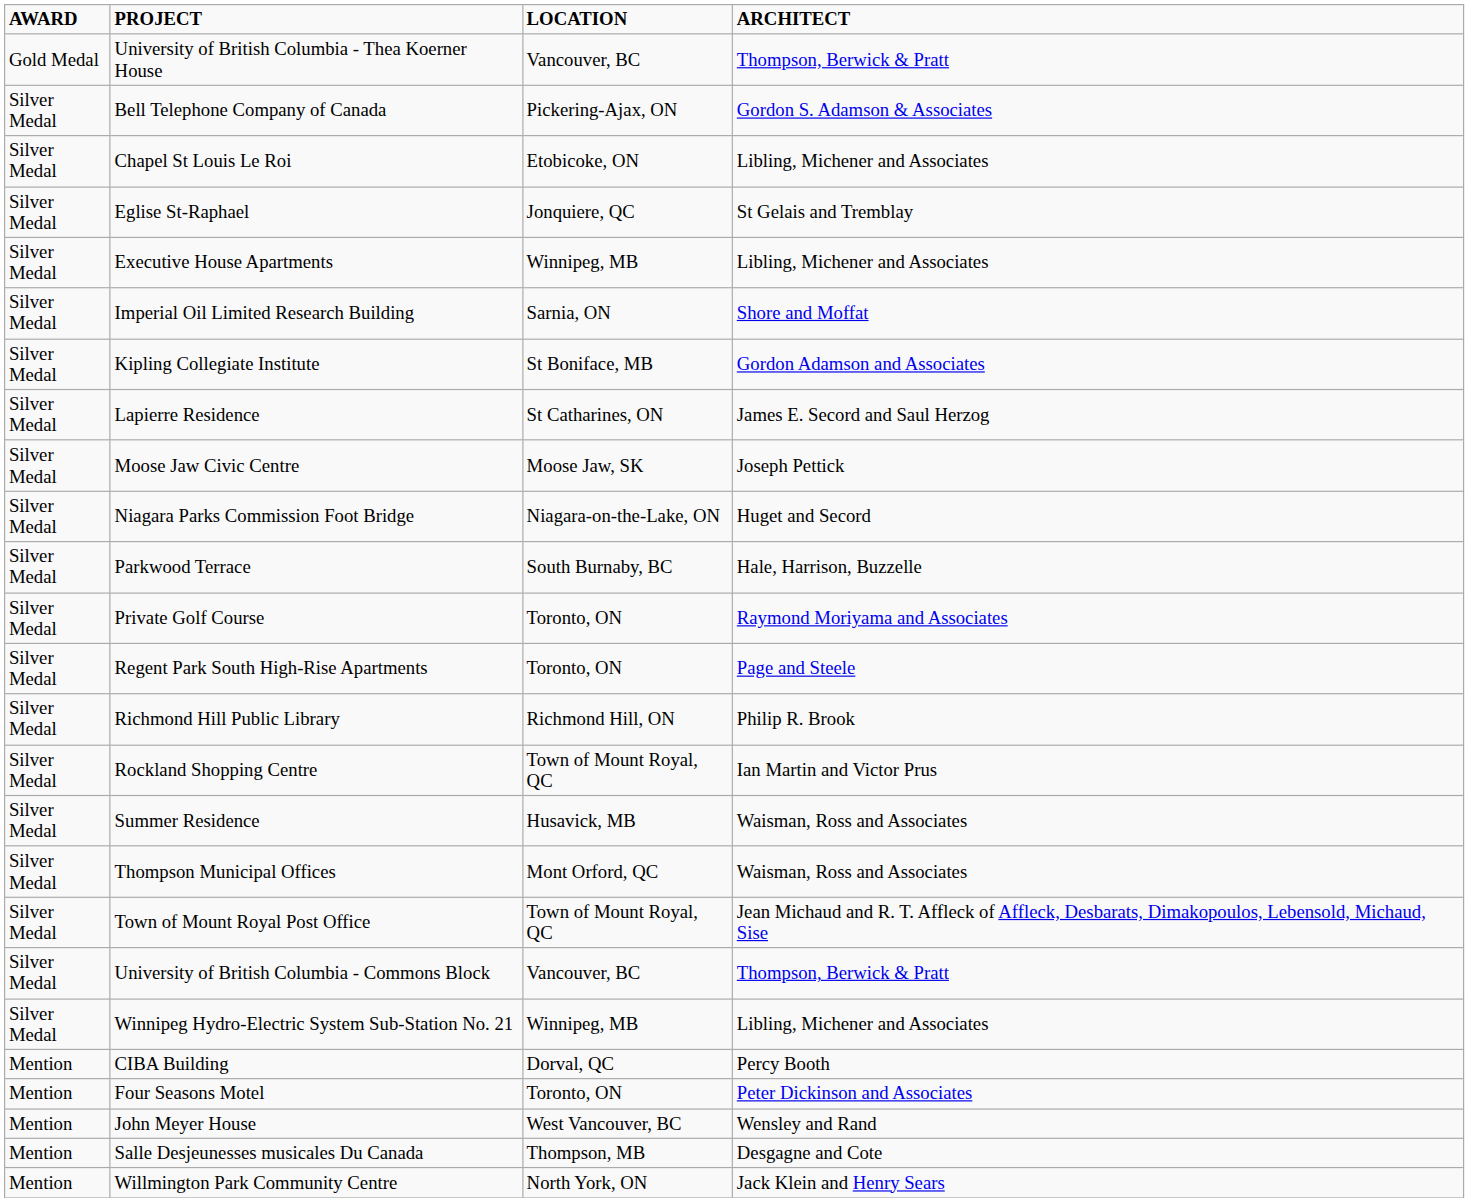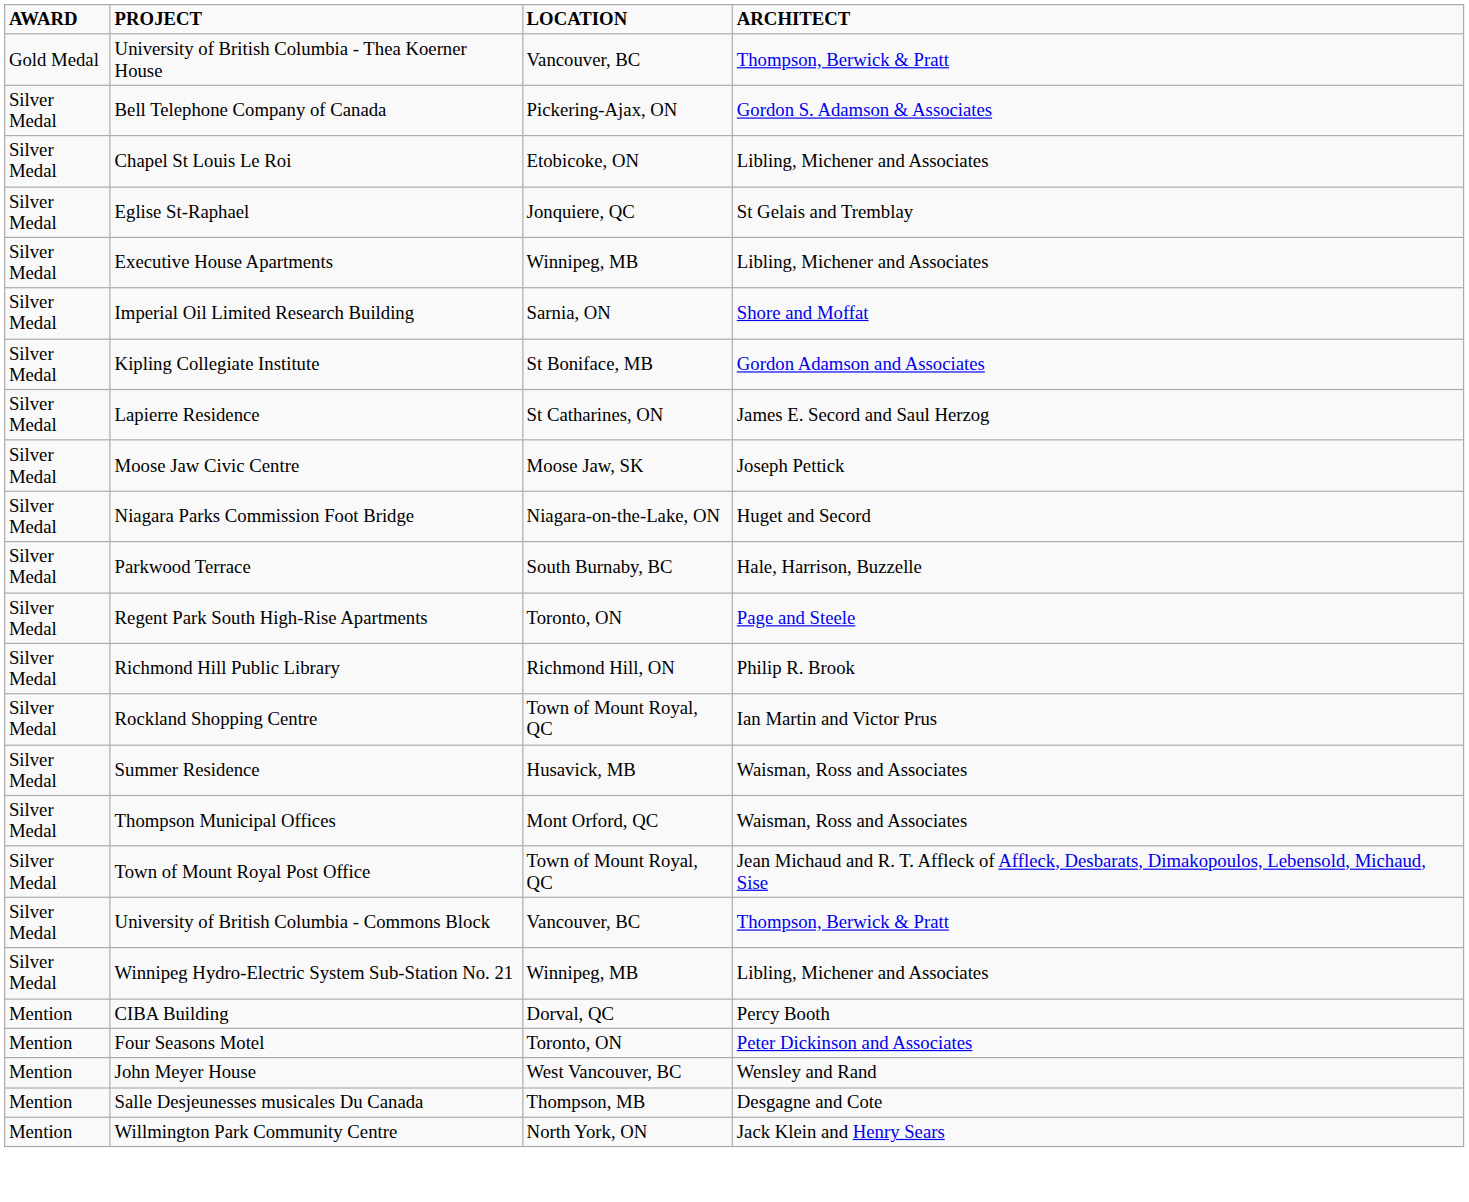- row: (189, 617)
